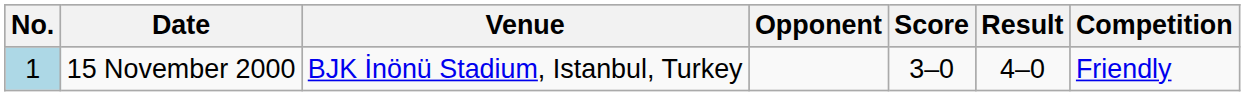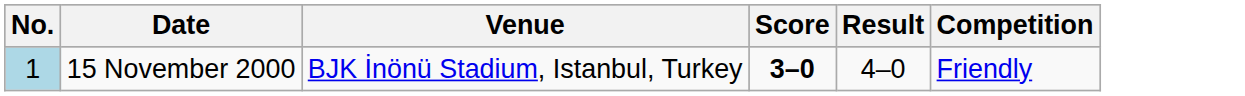- column: (818, 25)
(932, 68) normal -> (792, 68) bold
